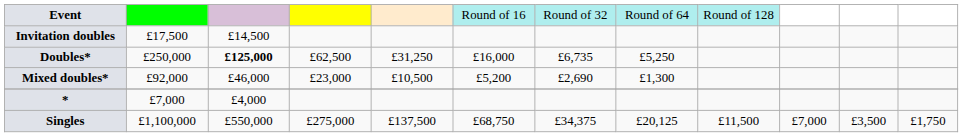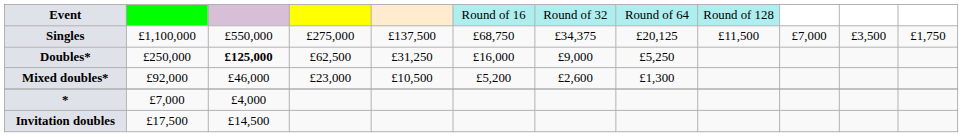rows swapped: (65, 121) <-> (65, 36)
(575, 57) £6,735 -> (575, 57) £9,000
(575, 78) £2,690 -> (575, 78) £2,600
